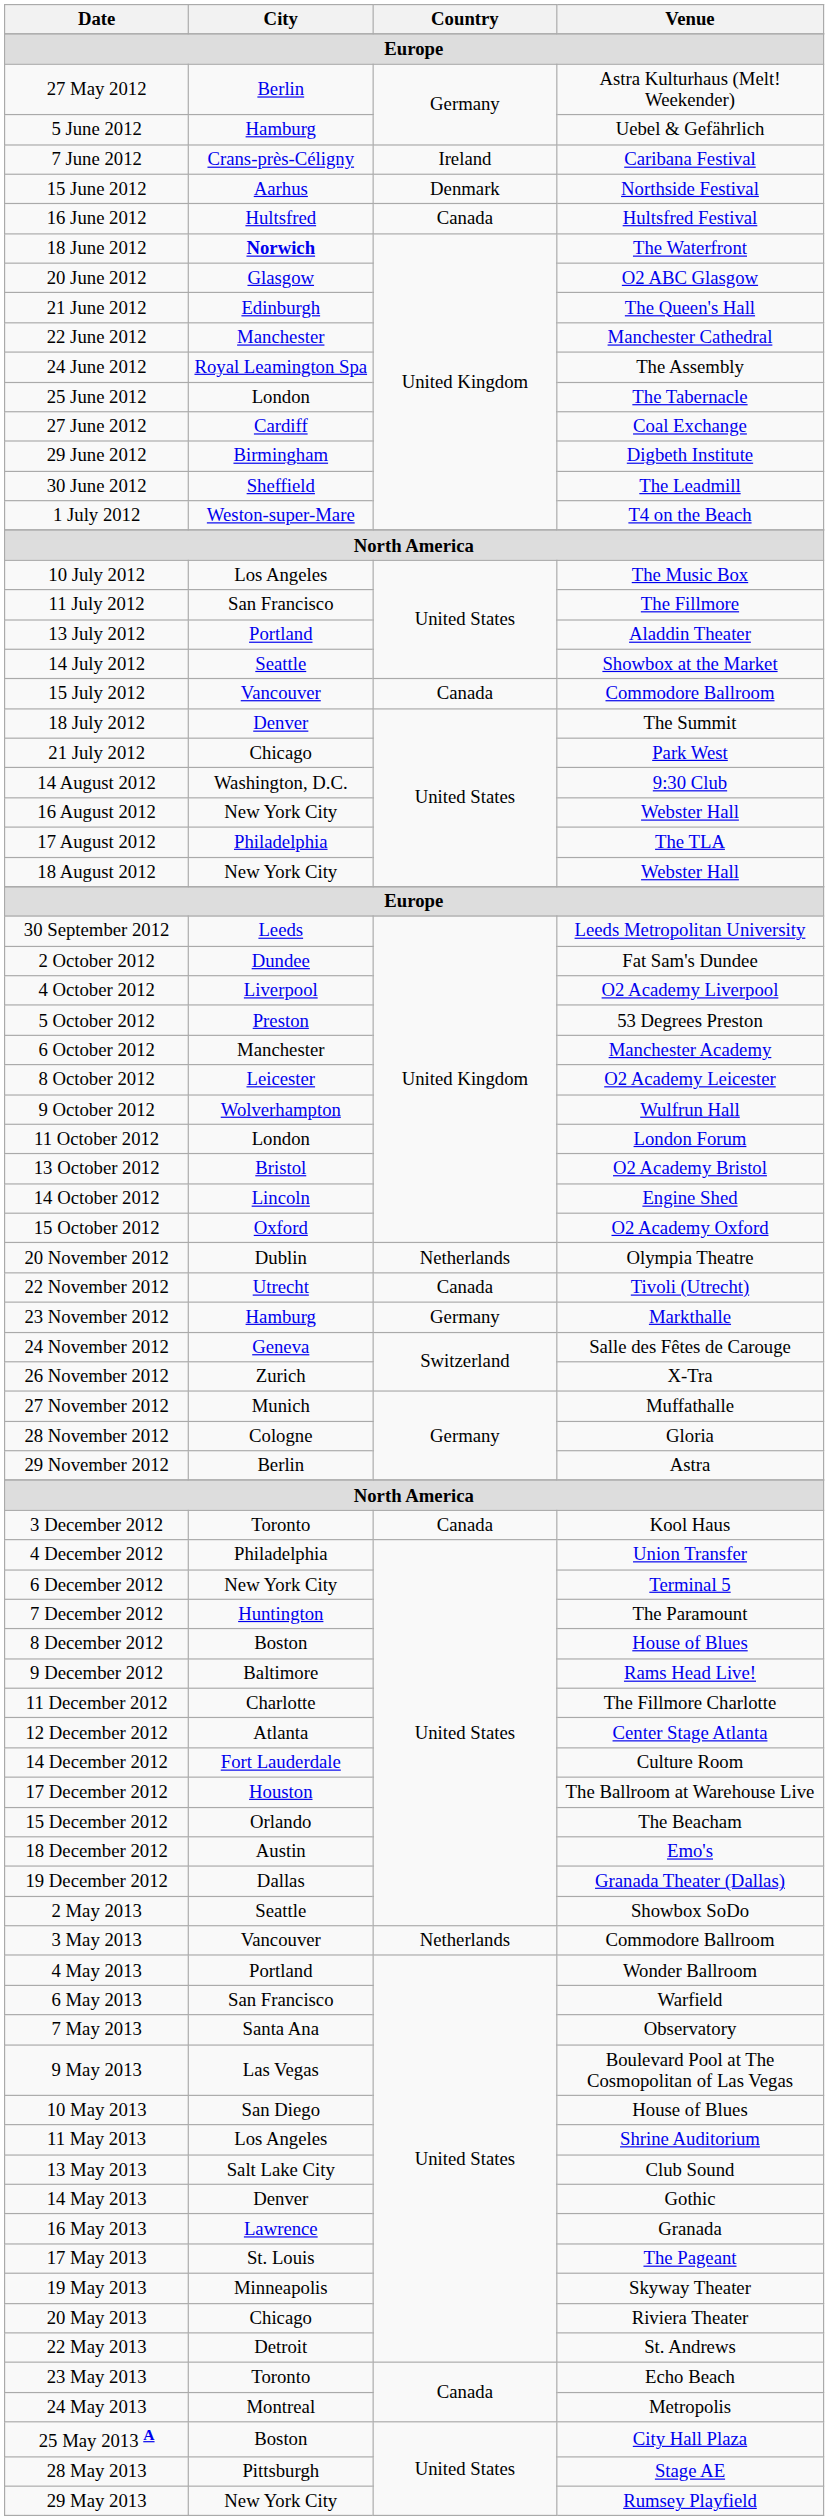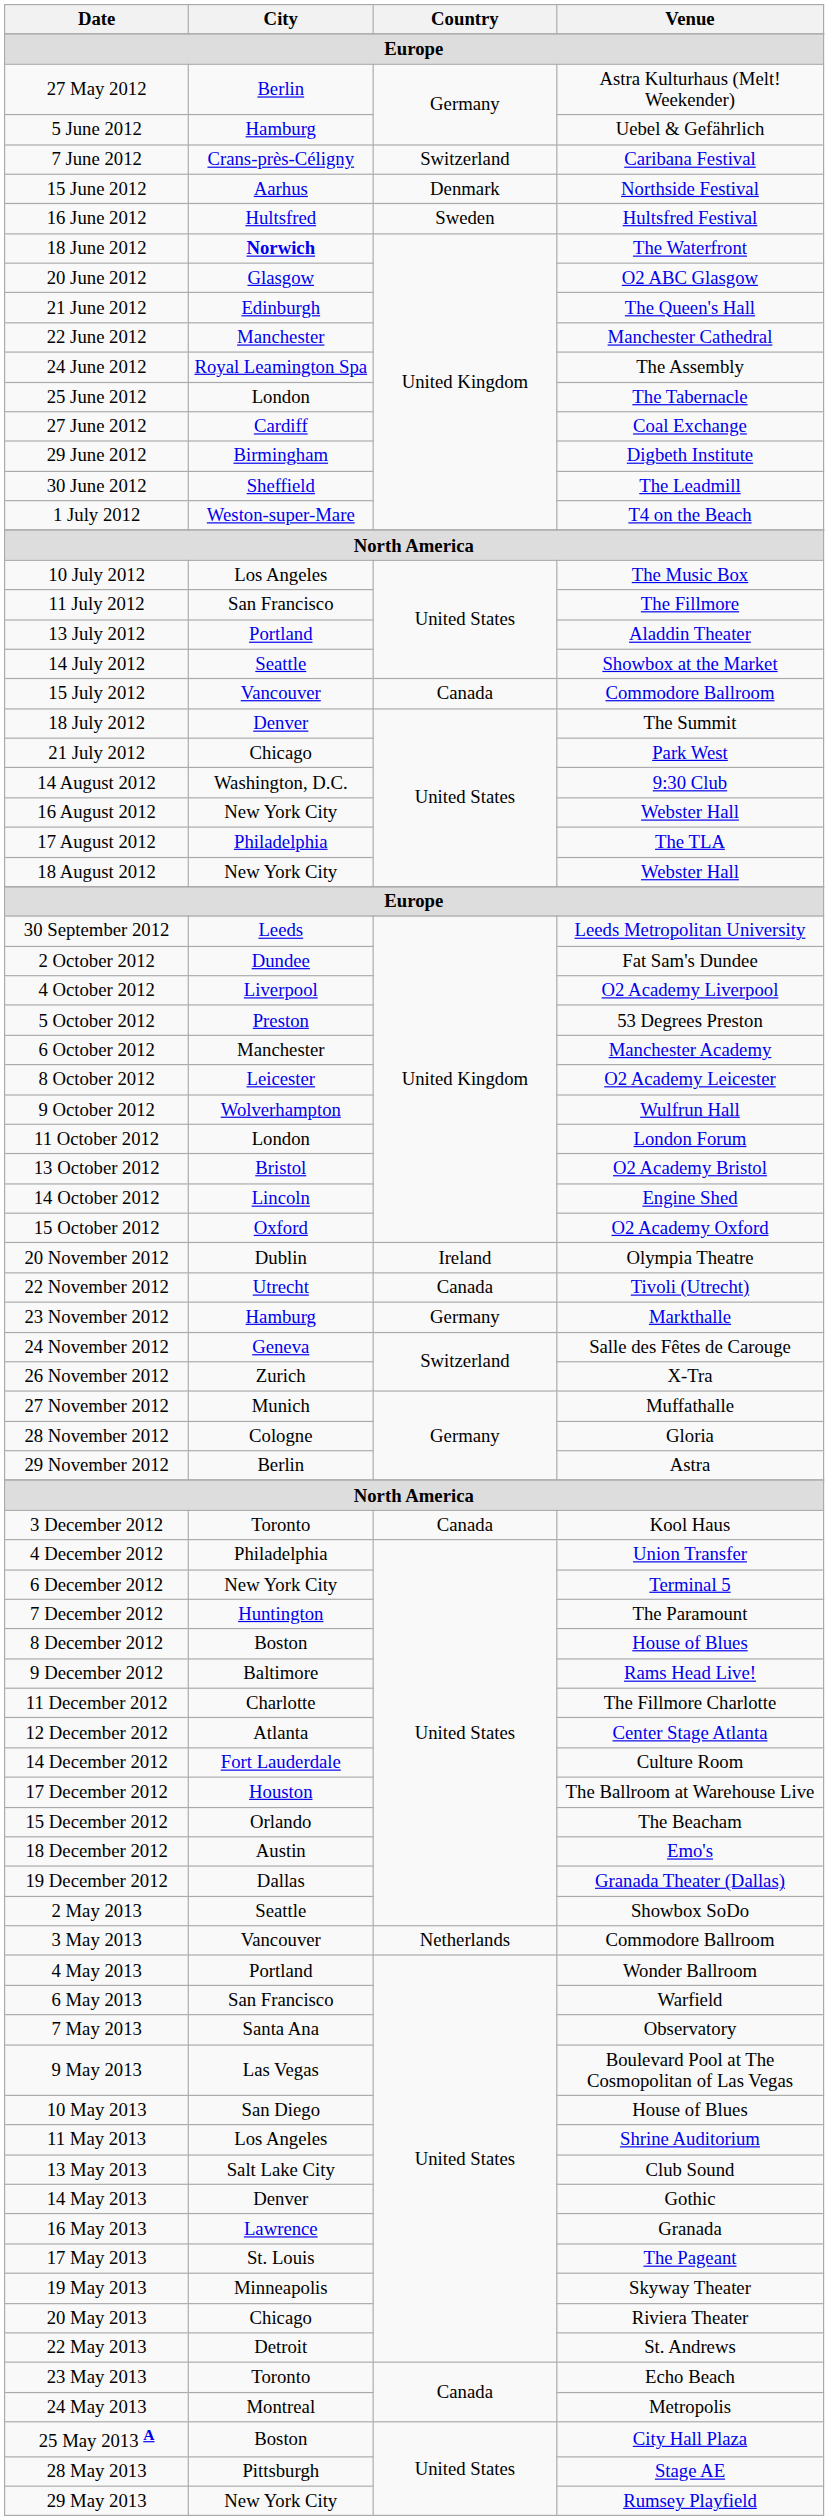(465, 159) Ireland -> (465, 159) Switzerland
(465, 218) Canada -> (465, 218) Sweden
(465, 1257) Netherlands -> (465, 1257) Ireland
